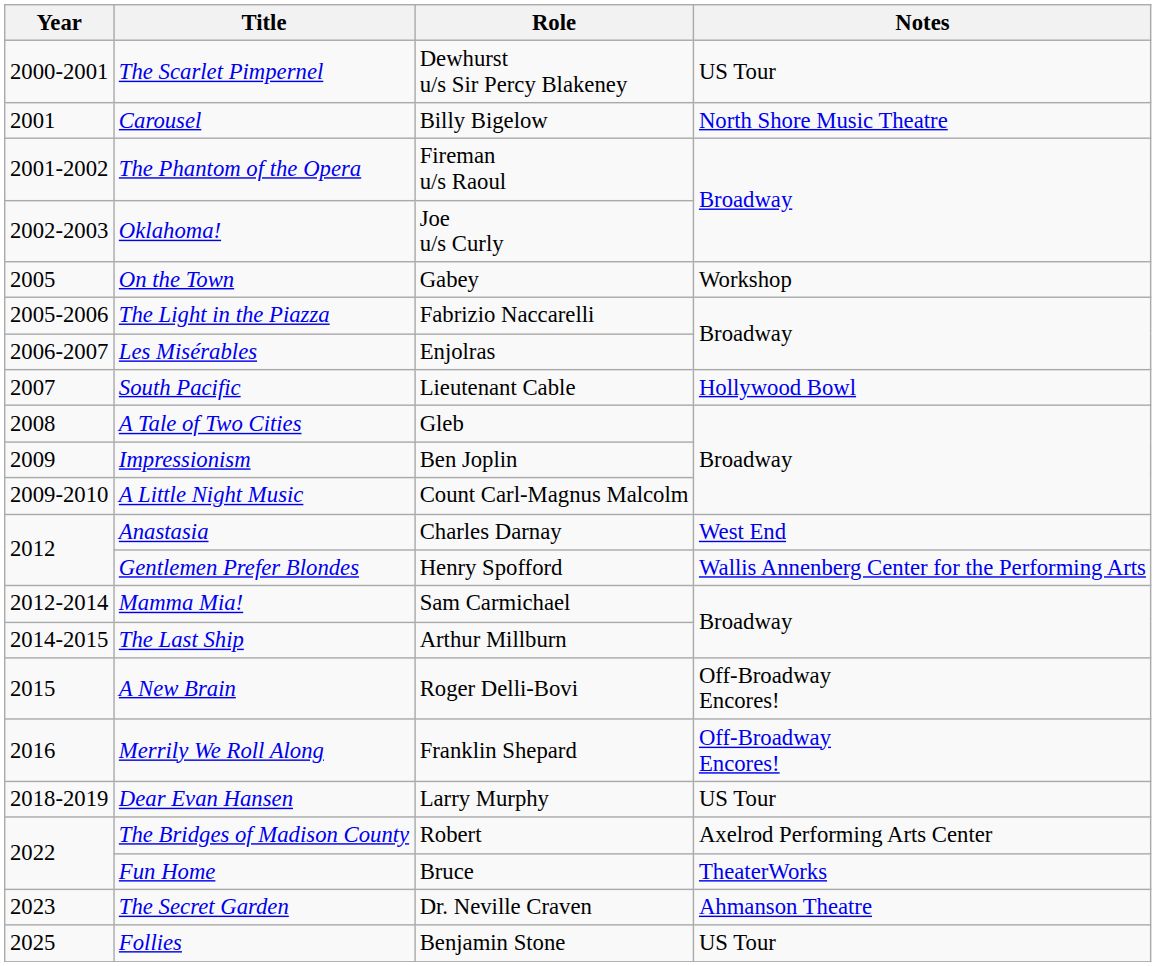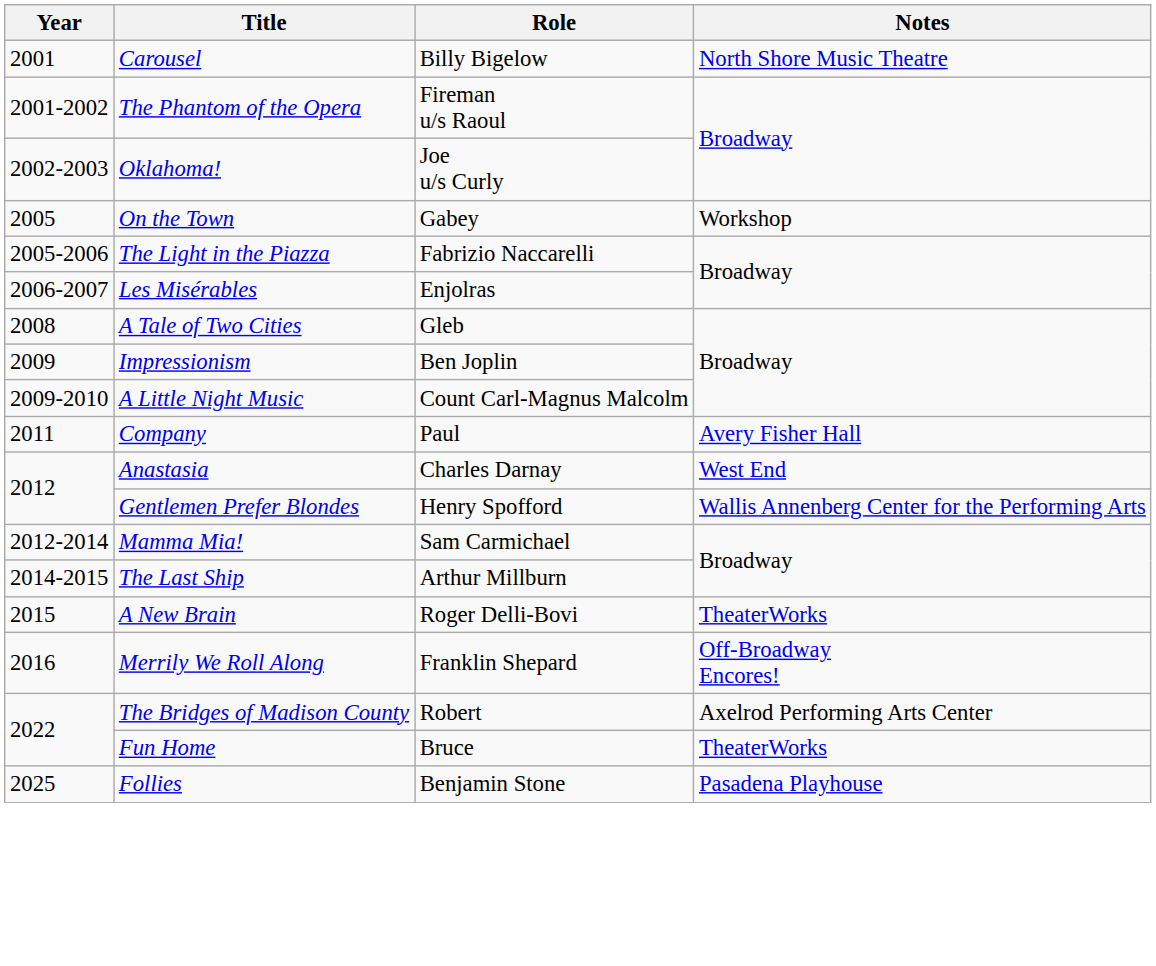- row: (221, 71)
- row: (180, 387)
+ row: (162, 433)
(765, 688) Off-Broadway Encores! -> (763, 614) TheaterWorks
- row: (206, 798)
- row: (204, 906)
(737, 943) US Tour -> (791, 783) Pasadena Playhouse
